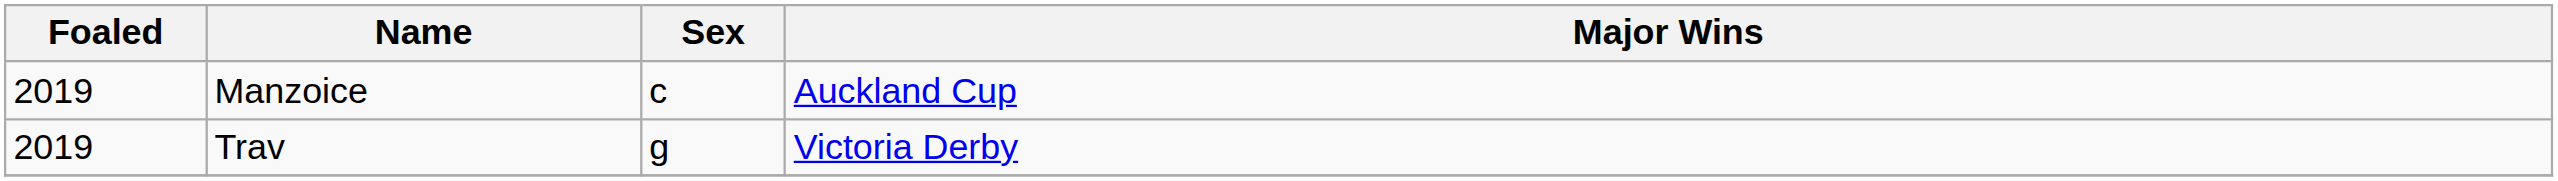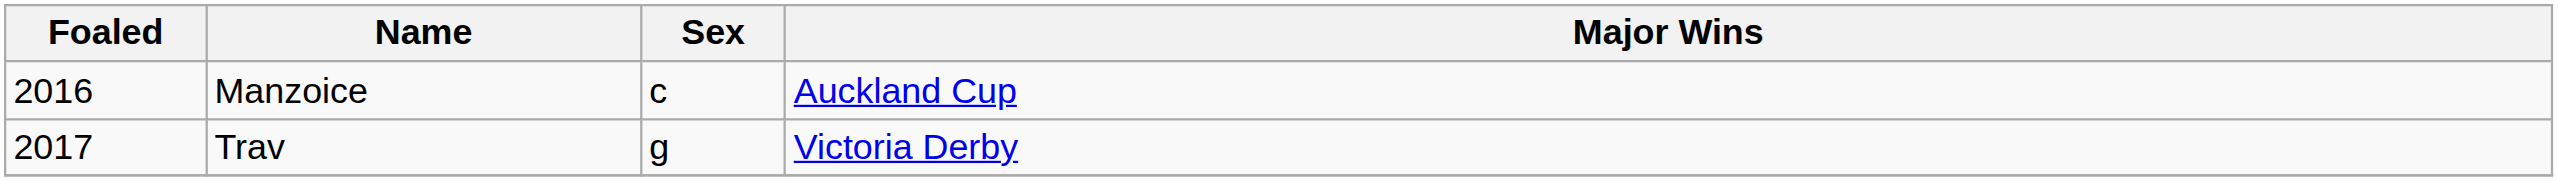(53, 89) 2019 -> (53, 89) 2016
(53, 146) 2019 -> (53, 146) 2017
